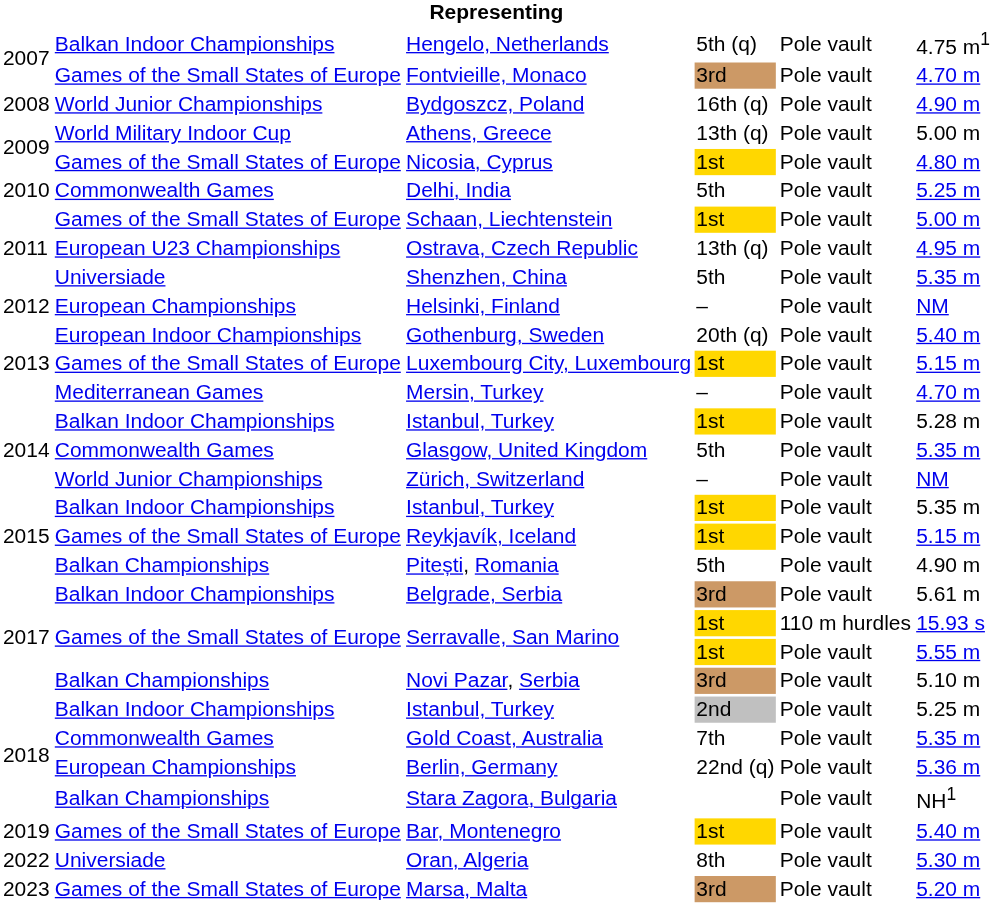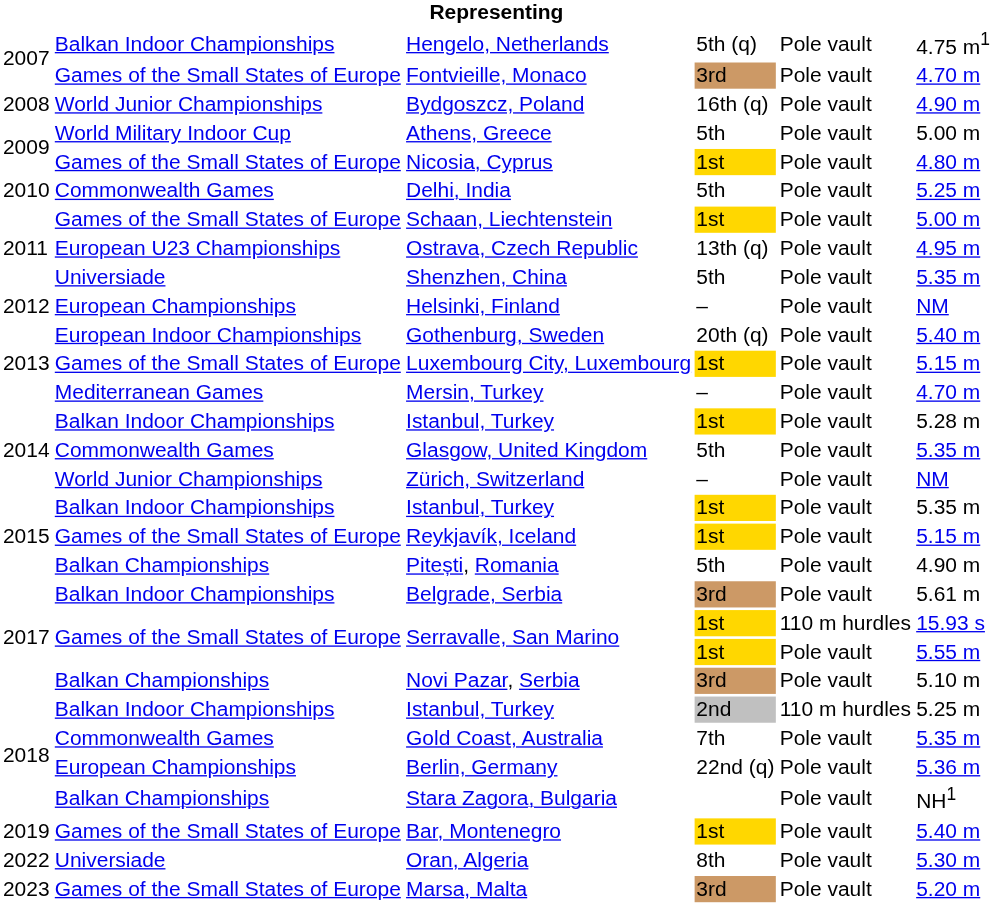(732, 133) 13th (q) -> (711, 133) 5th
(826, 709) Pole vault -> (845, 709) 110 m hurdles
